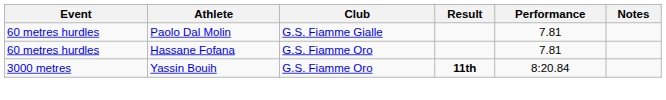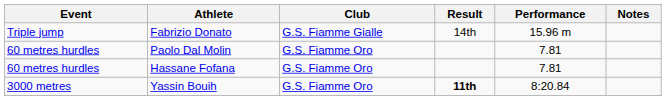+ row: (191, 32)
(333, 32) G.S. Fiamme Gialle -> (327, 50) G.S. Fiamme Oro
